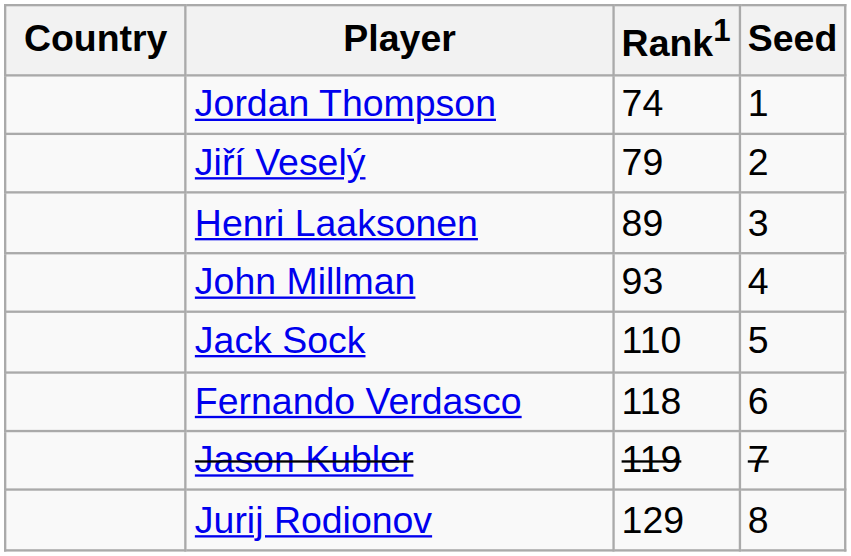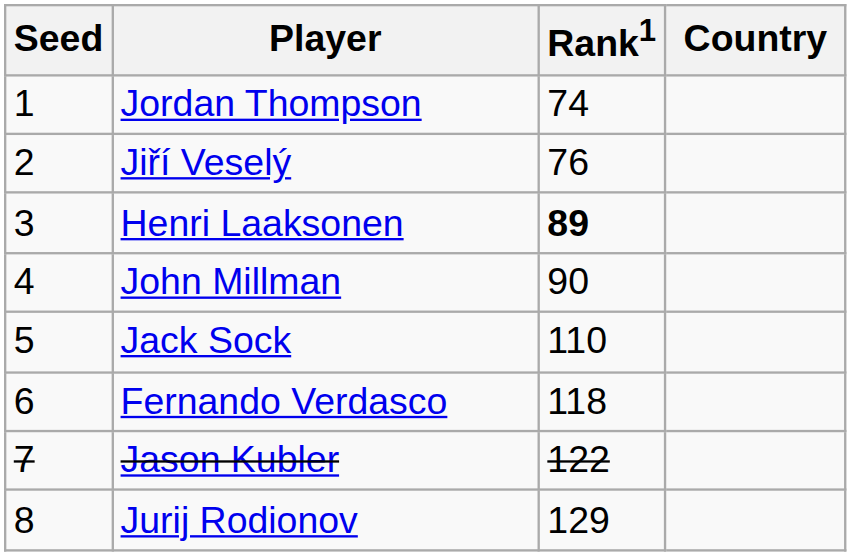columns swapped: (96, 39) <-> (793, 39)
(642, 163) 79 -> (568, 163) 76
(642, 222) normal -> (568, 222) bold
(642, 281) 93 -> (568, 281) 90
(651, 459) 119 -> (579, 459) 122
